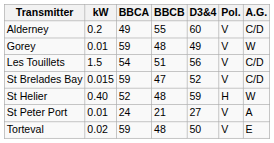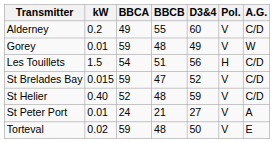(225, 63) V -> (225, 63) H
(225, 96) H -> (225, 96) V
(250, 96) W -> (255, 96) C/D
